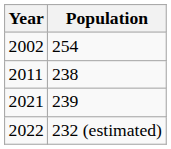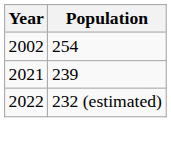- row: (26, 74)
